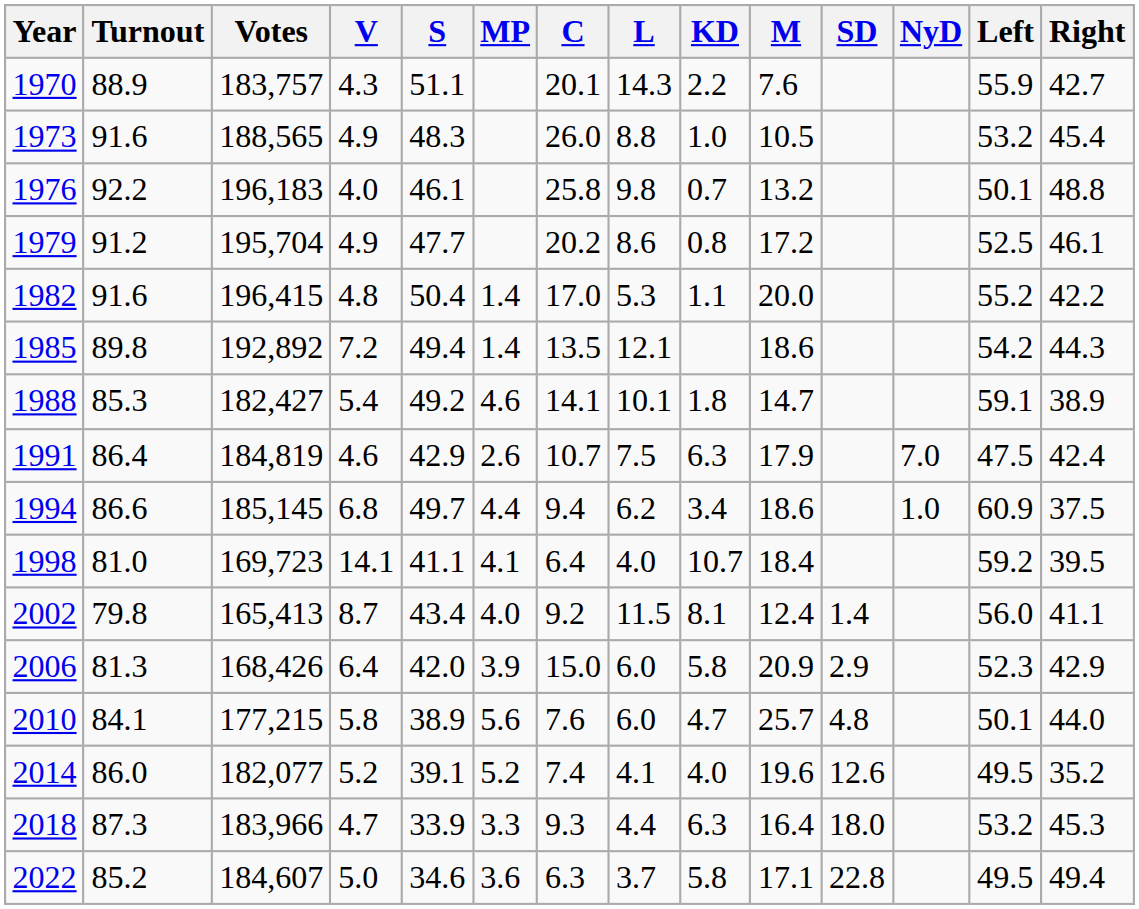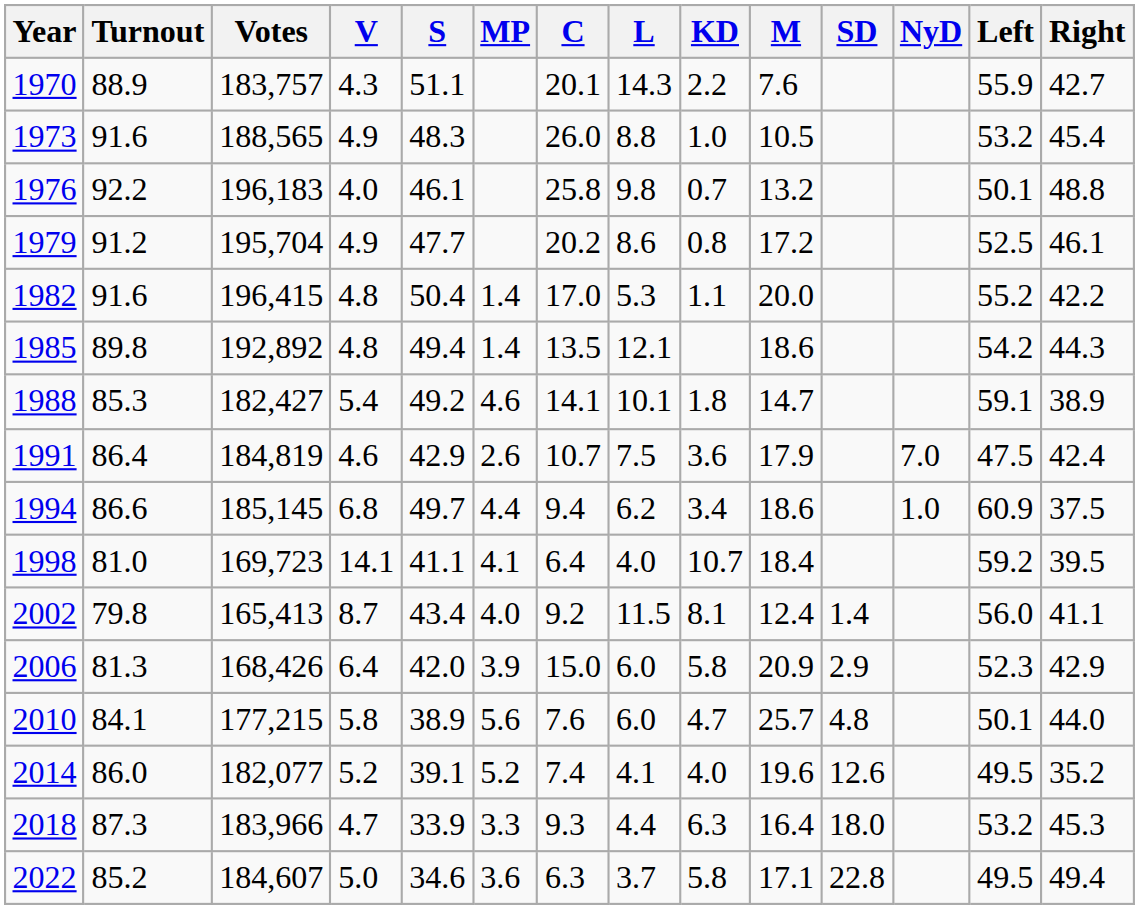(358, 348) 7.2 -> (358, 348) 4.8
(707, 454) 6.3 -> (707, 454) 3.6
